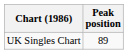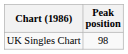(103, 40) 89 -> (103, 40) 98
